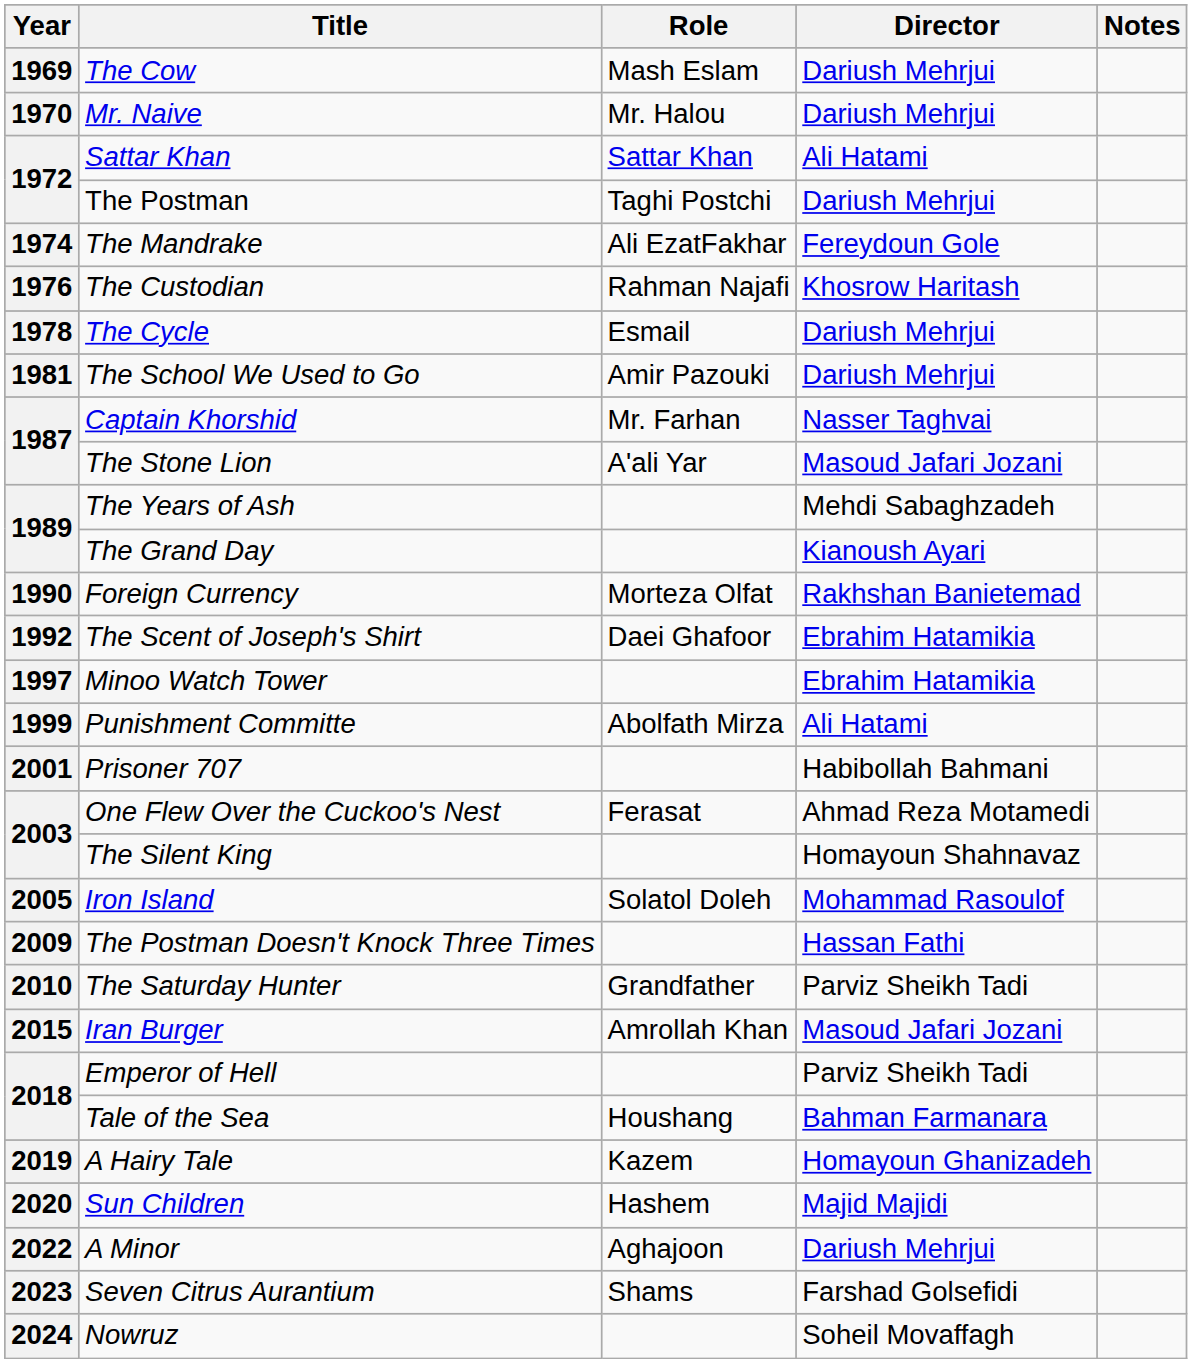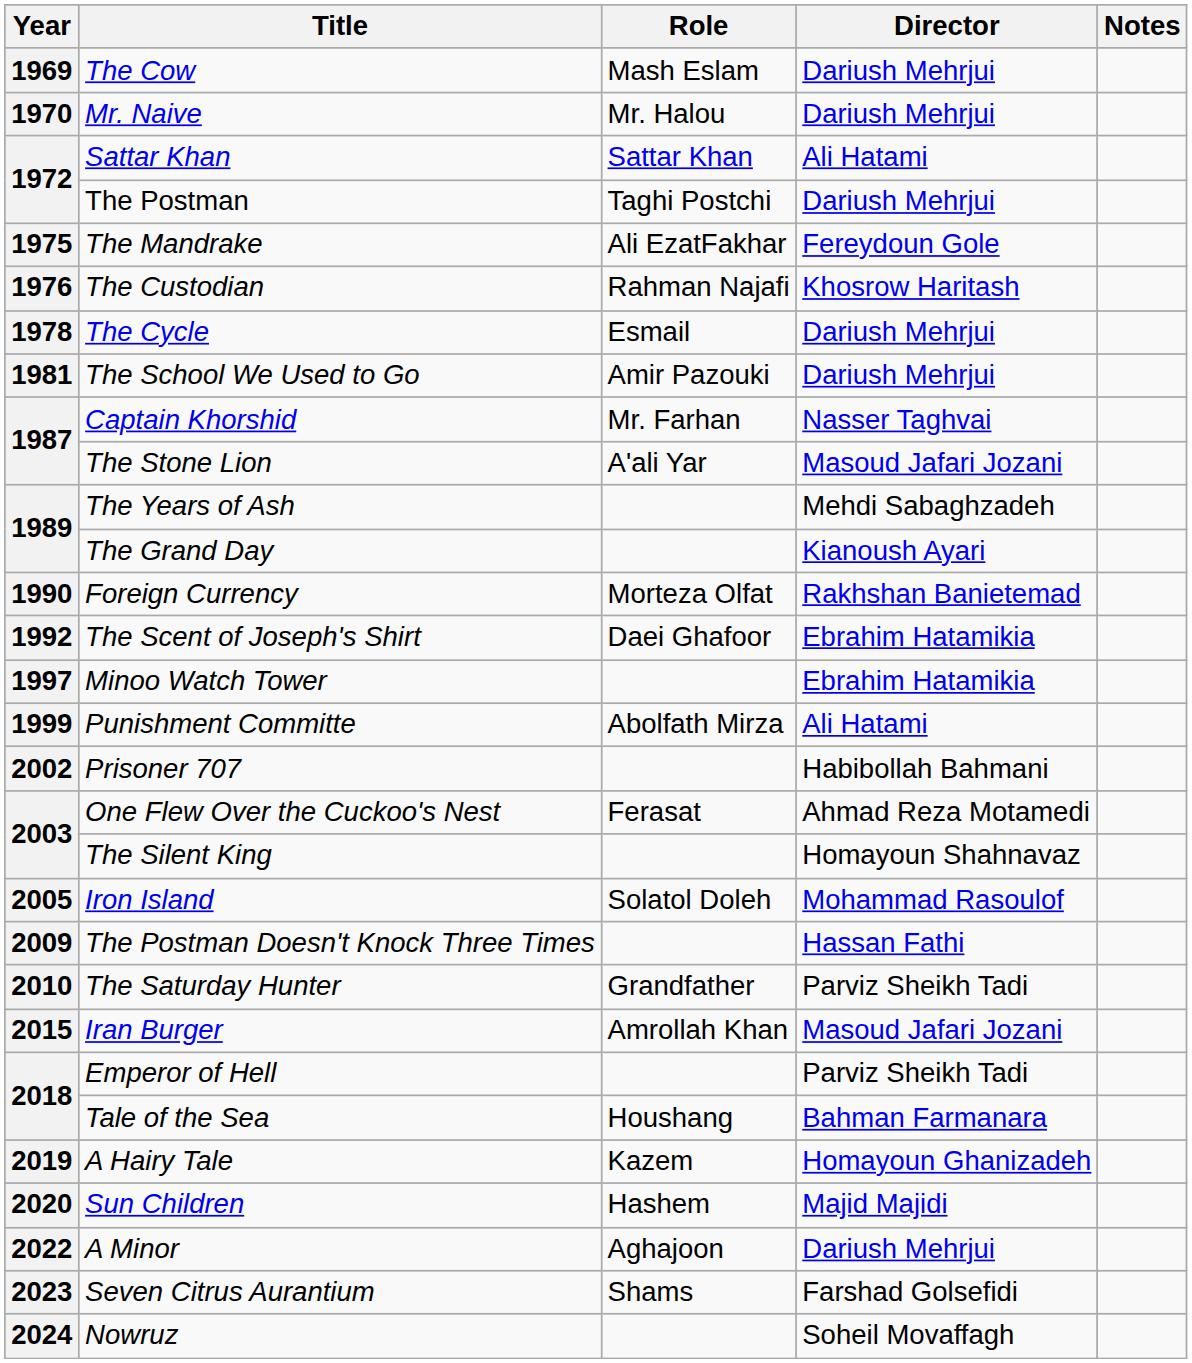(42, 244) 1974 -> (42, 244) 1975
(42, 768) 2001 -> (42, 768) 2002
